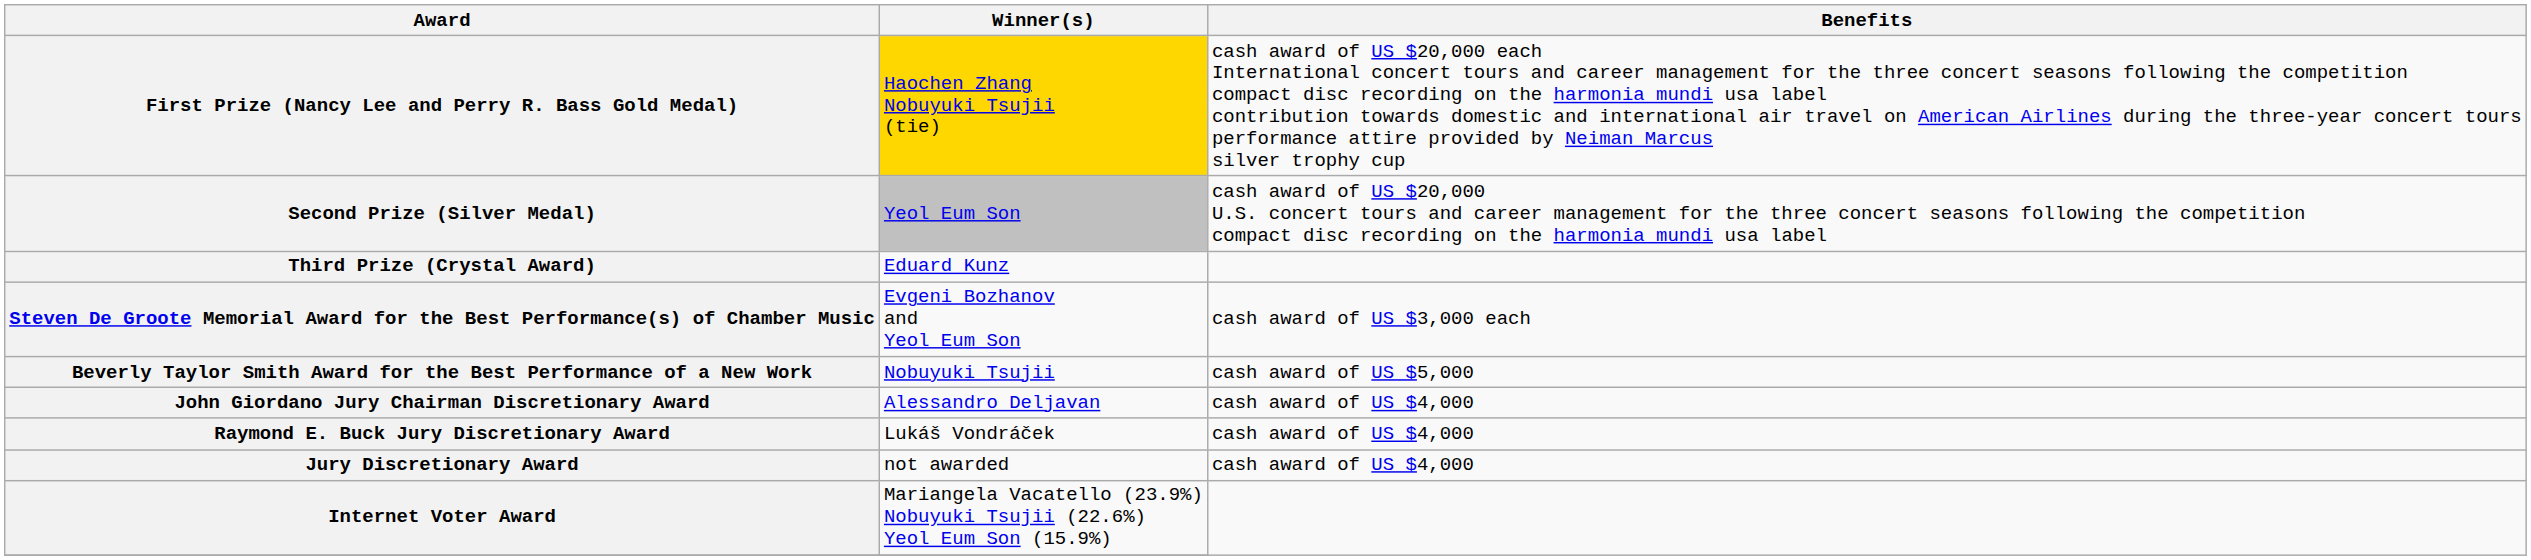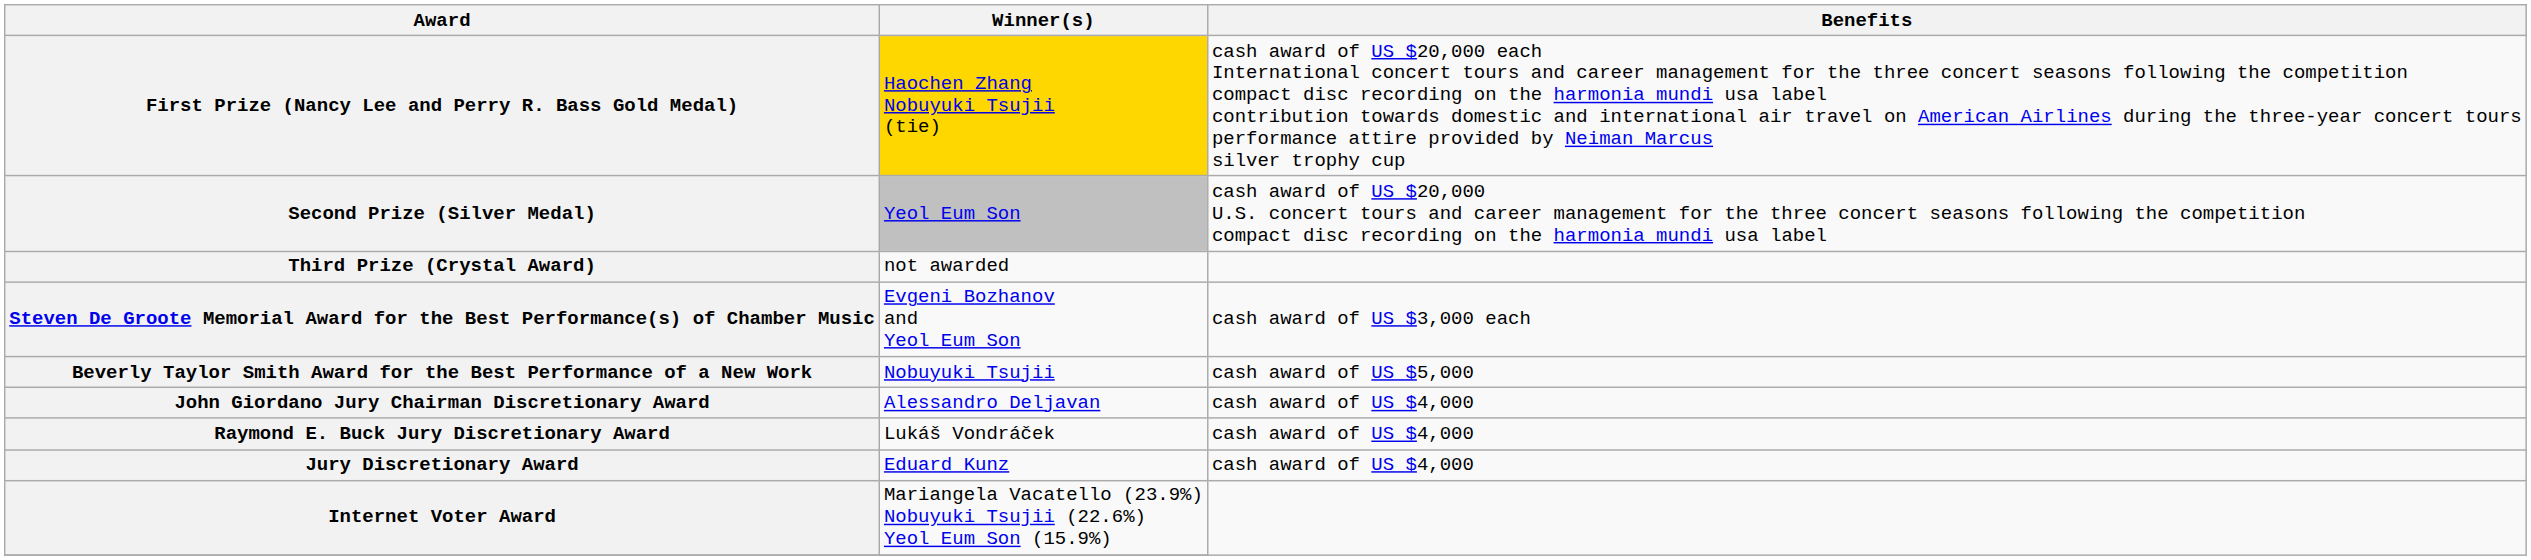(947, 266) Eduard Kunz -> (947, 266) not awarded
(947, 465) not awarded -> (947, 465) Eduard Kunz
